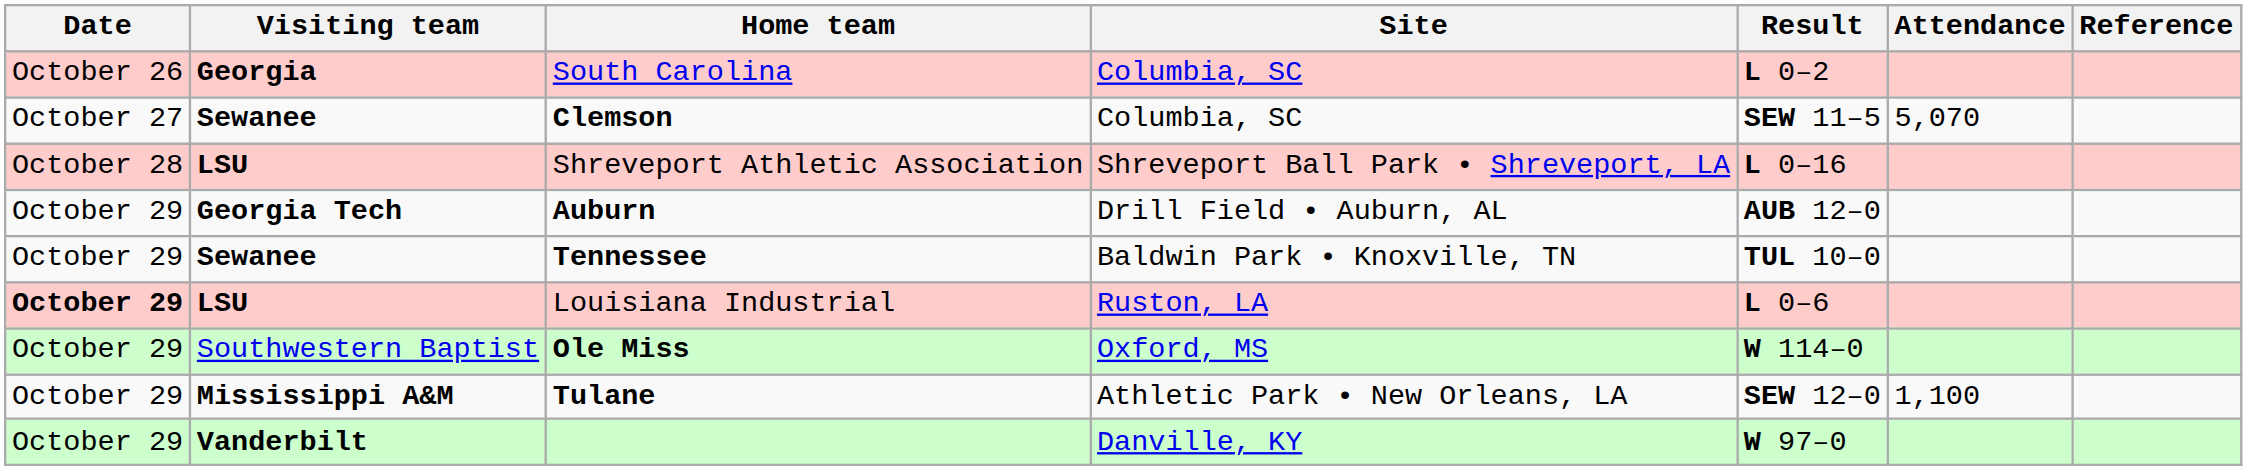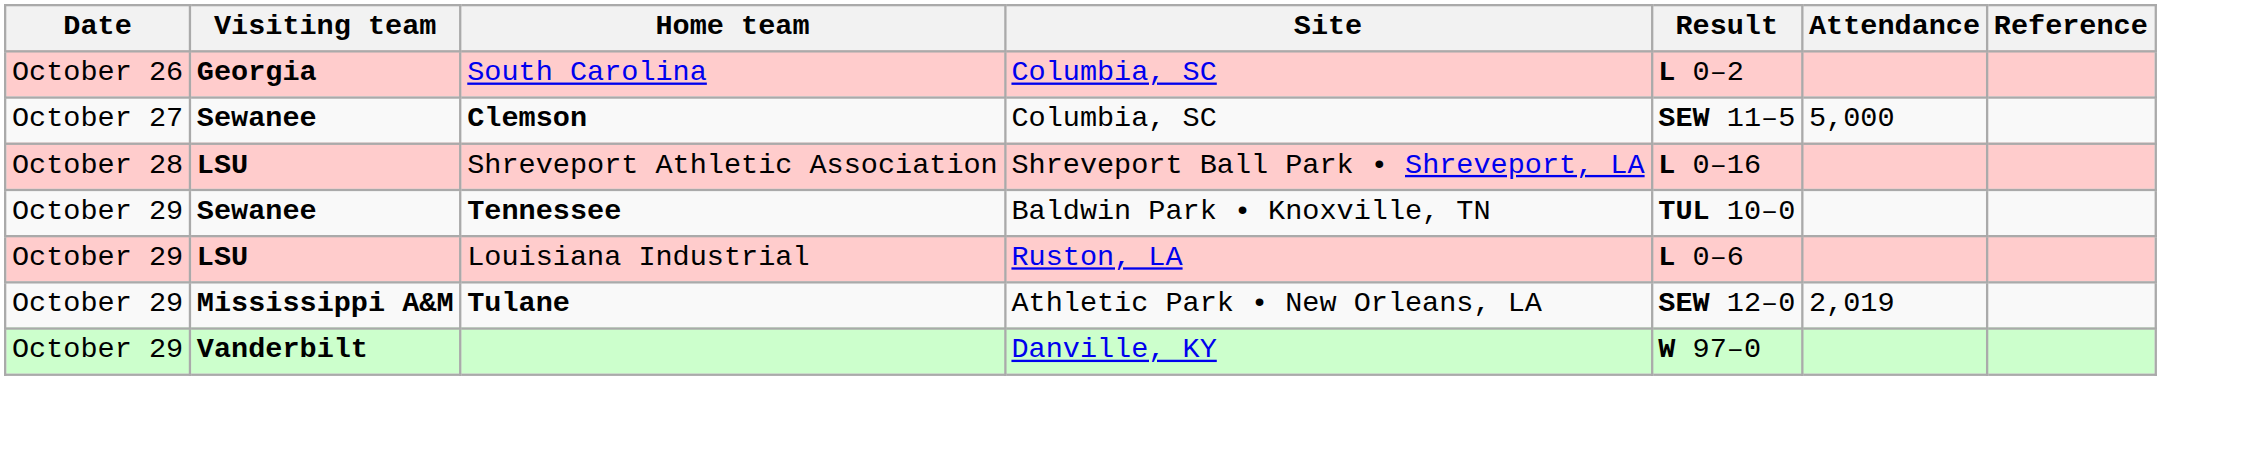(1937, 121) 5,070 -> (1852, 121) 5,000
- row: (604, 213)
(98, 305) bold -> (98, 259) normal
- row: (621, 351)
(1937, 397) 1,100 -> (1852, 305) 2,019
